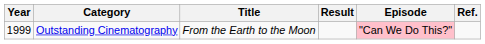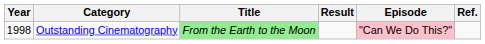(19, 30) 1999 -> (19, 30) 1998
(249, 30) no background -> (249, 30) lightgreen background
